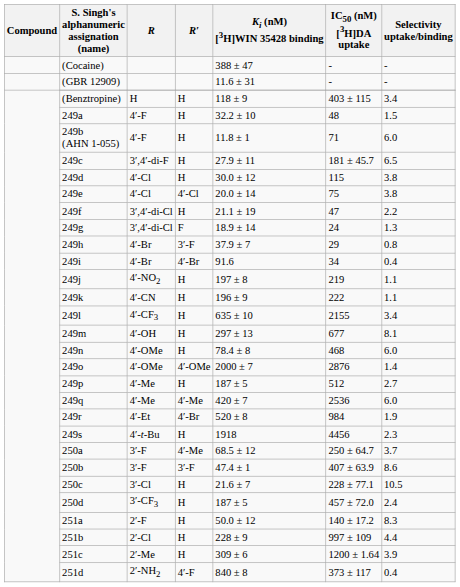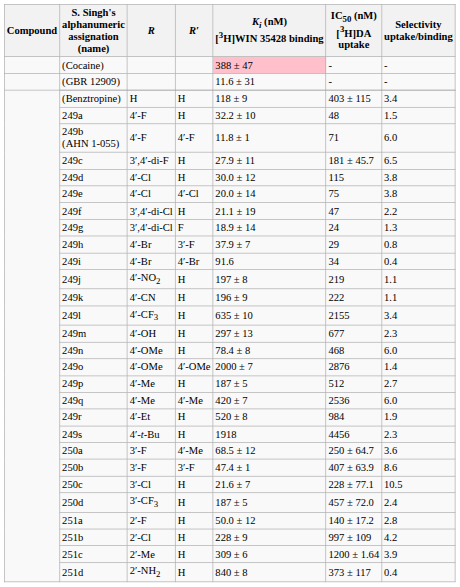(234, 65) no background -> (234, 65) pink background
(181, 138) H -> (186, 138) 4′-F
(391, 333) 8.1 -> (391, 333) 2.3
(189, 417) 4′-Br -> (181, 417) H
(391, 451) 3.7 -> (391, 451) 3.6
(391, 520) 8.3 -> (391, 520) 2.8
(391, 537) 4.4 -> (391, 537) 4.2
(186, 572) 4′-F -> (181, 572) H
